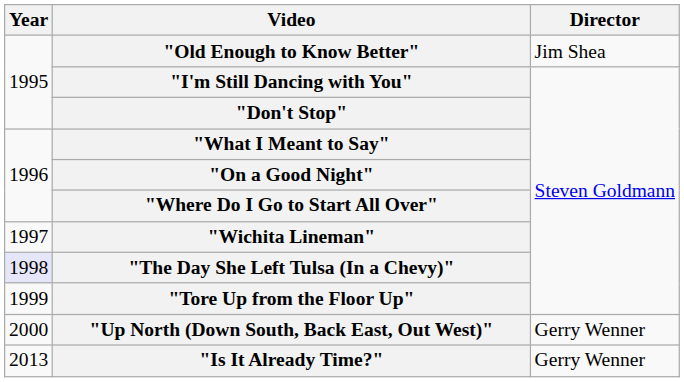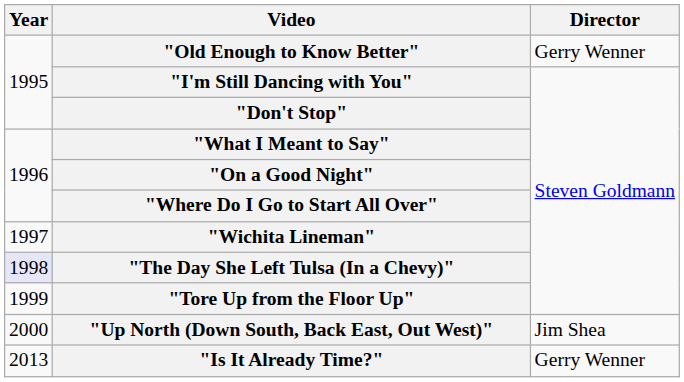(570, 50) Jim Shea -> (590, 50) Gerry Wenner
(590, 329) Gerry Wenner -> (570, 329) Jim Shea
